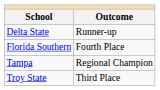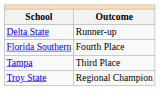(114, 62) Regional Champion -> (98, 62) Third Place
(98, 78) Third Place -> (114, 78) Regional Champion
